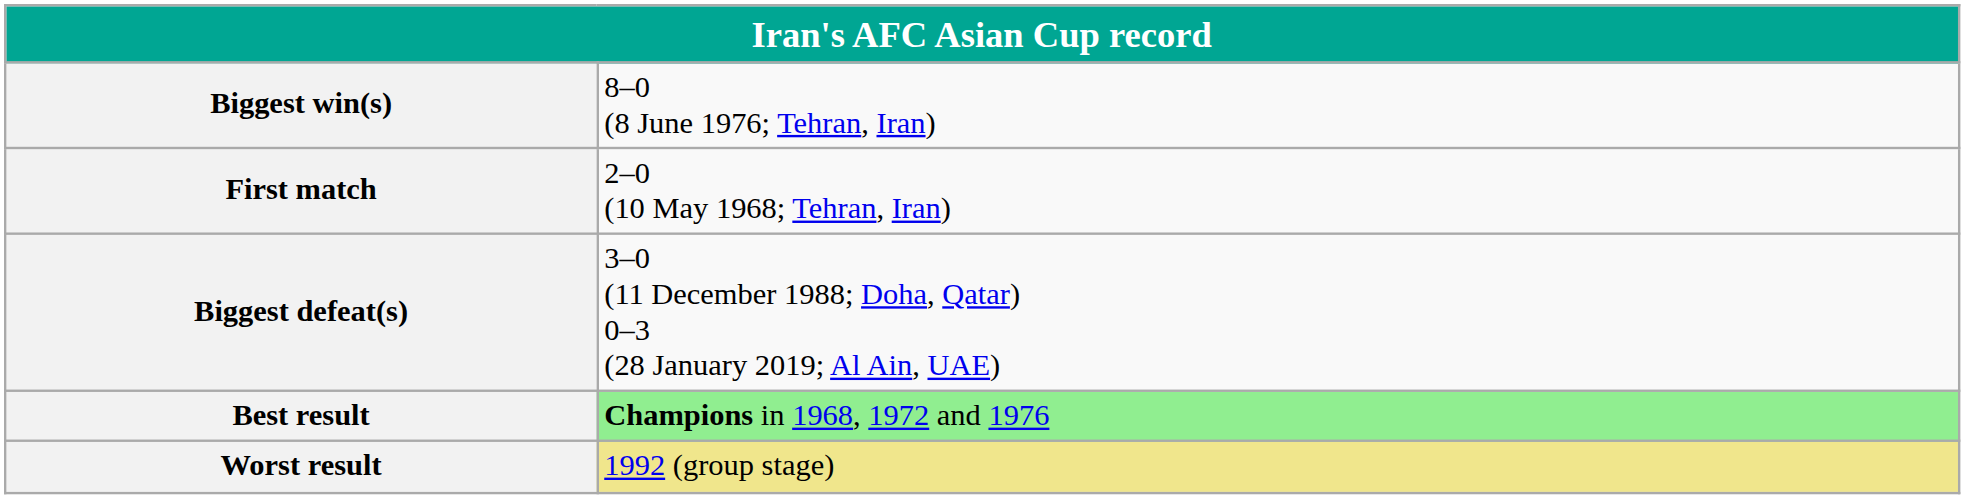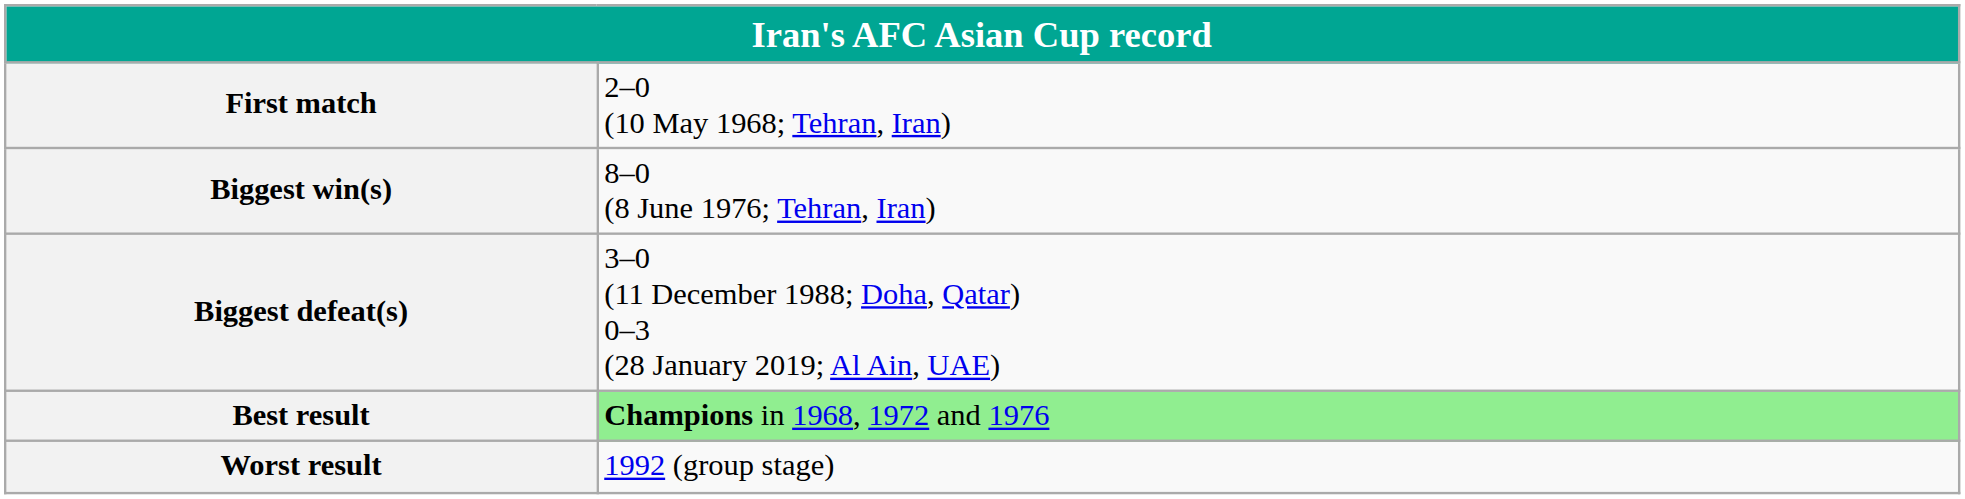rows swapped: (301, 190) <-> (301, 104)
(1278, 467) khaki background -> (1278, 467) no background
